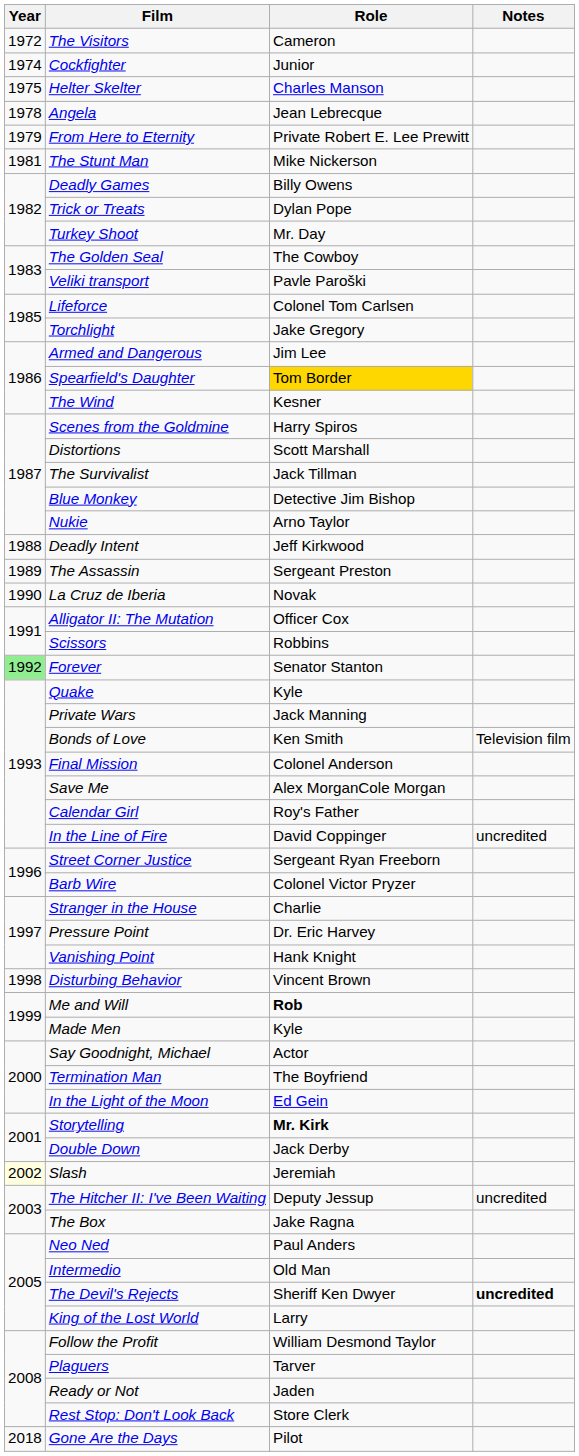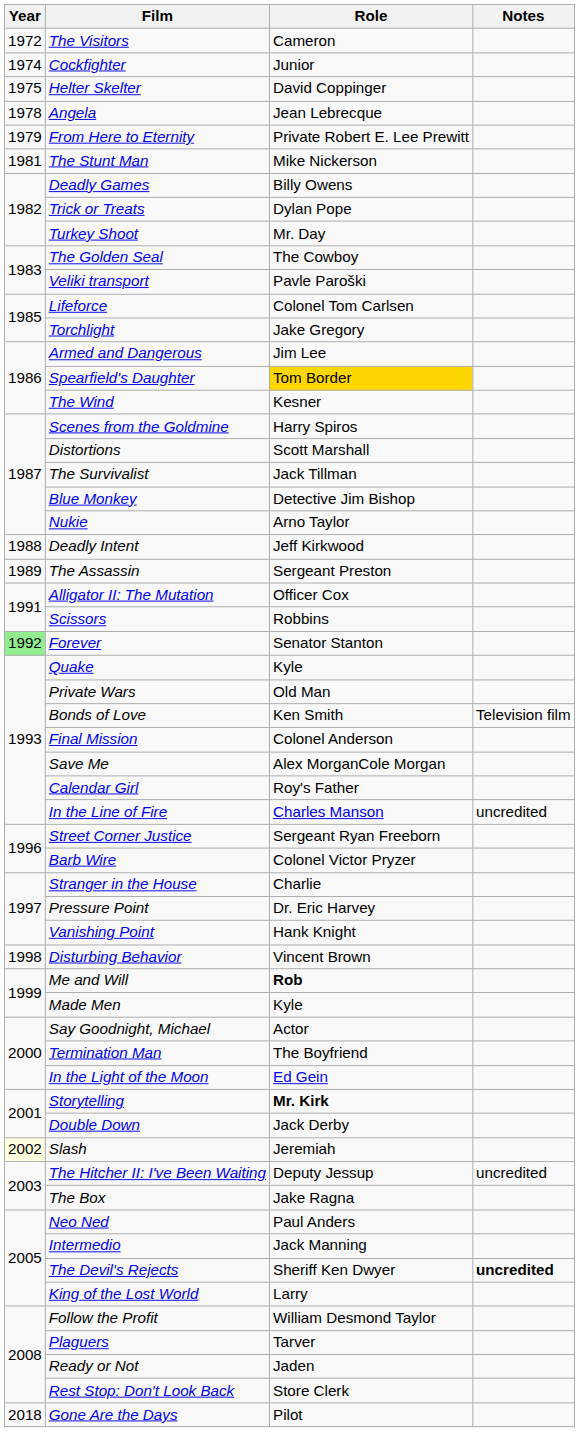(328, 88) Charles Manson -> (330, 88) David Coppinger
- row: (107, 595)
(320, 715) Jack Manning -> (302, 691) Old Man
(330, 836) David Coppinger -> (328, 812) Charles Manson
(302, 1270) Old Man -> (320, 1245) Jack Manning
